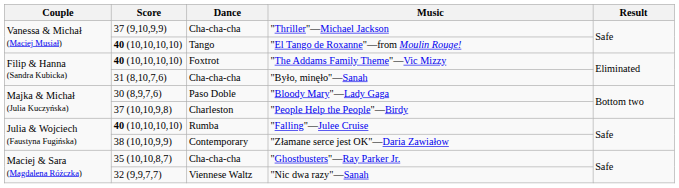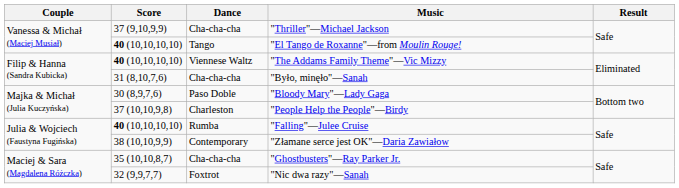(204, 61) Foxtrot -> (221, 61) Viennese Waltz
(221, 175) Viennese Waltz -> (204, 175) Foxtrot
